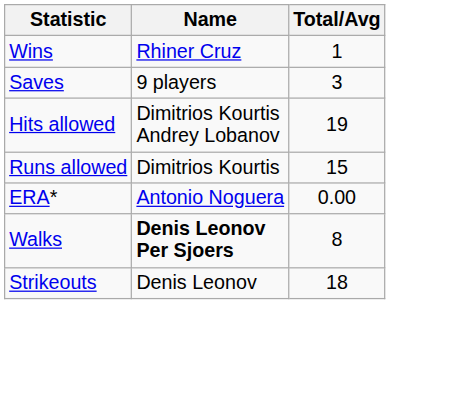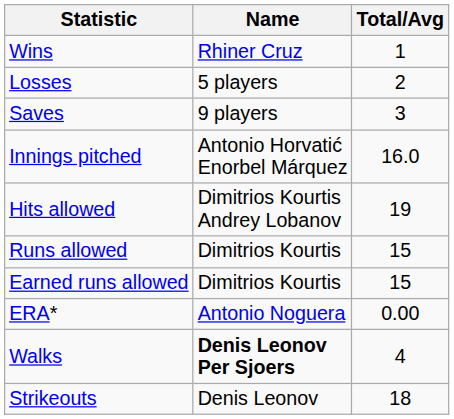+ row: (40, 82)
+ row: (75, 156)
+ row: (99, 282)
(337, 240) 8 -> (400, 356) 4
